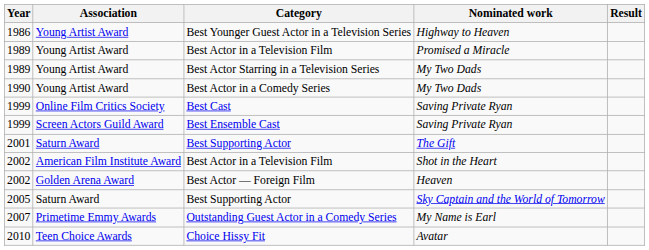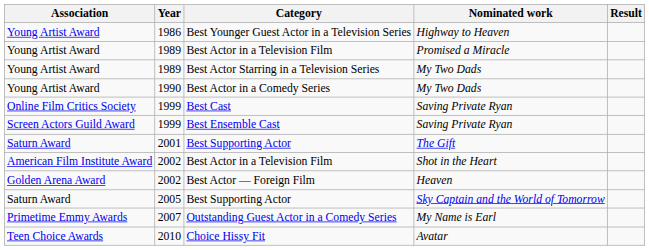columns swapped: (19, 13) <-> (108, 13)
